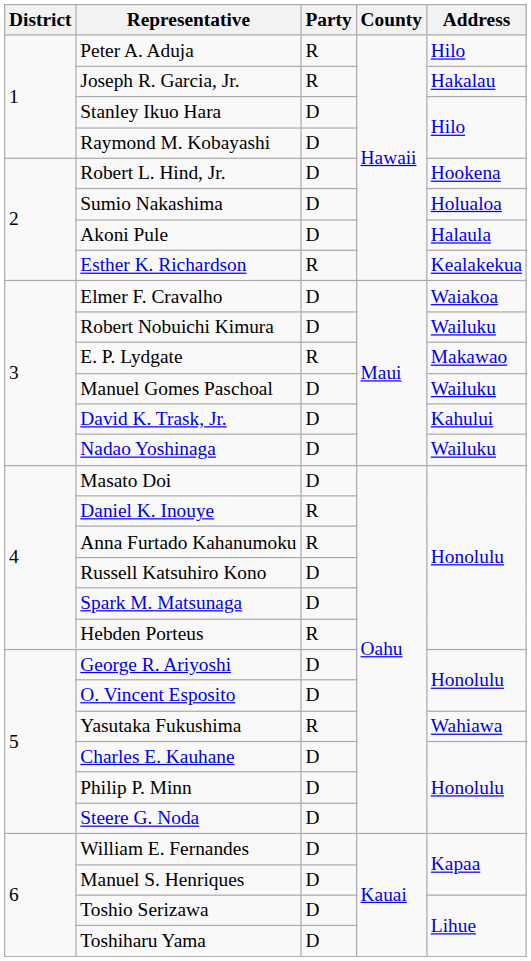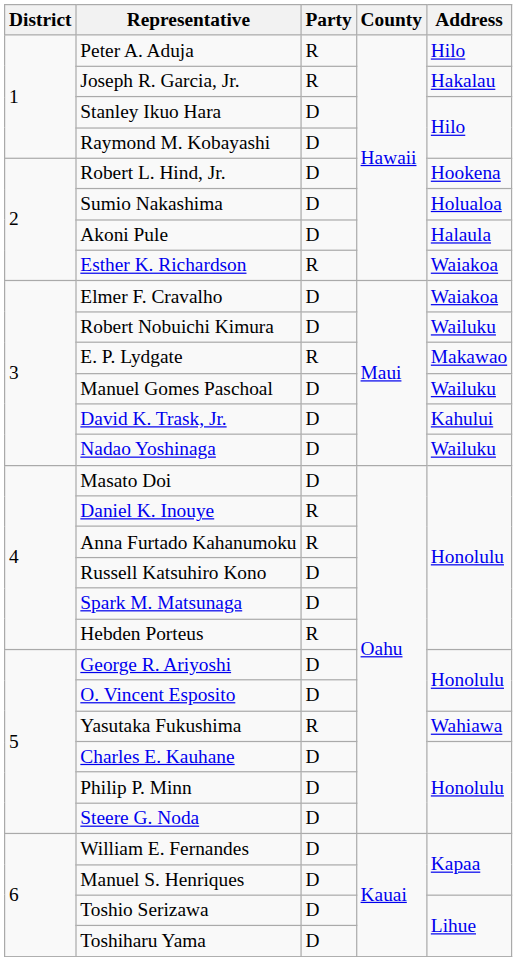(477, 265) Kealakekua -> (464, 265) Waiakoa
